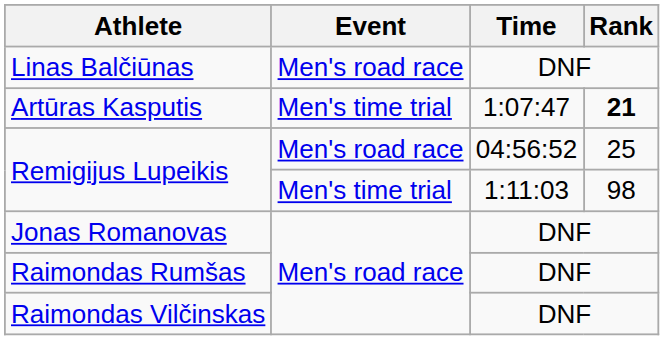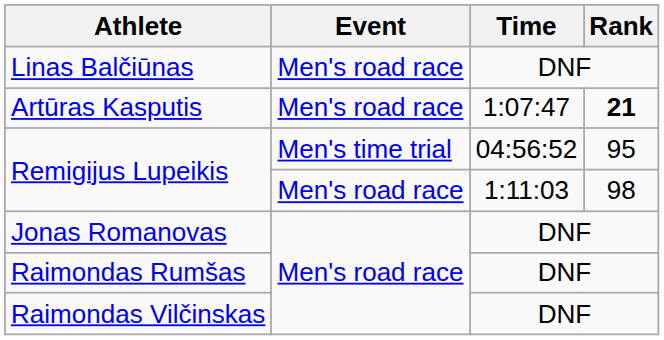(365, 108) Men's time trial -> (371, 108) Men's road race
(371, 149) Men's road race -> (365, 149) Men's time trial
(621, 149) 25 -> (621, 149) 95
(365, 191) Men's time trial -> (371, 191) Men's road race
